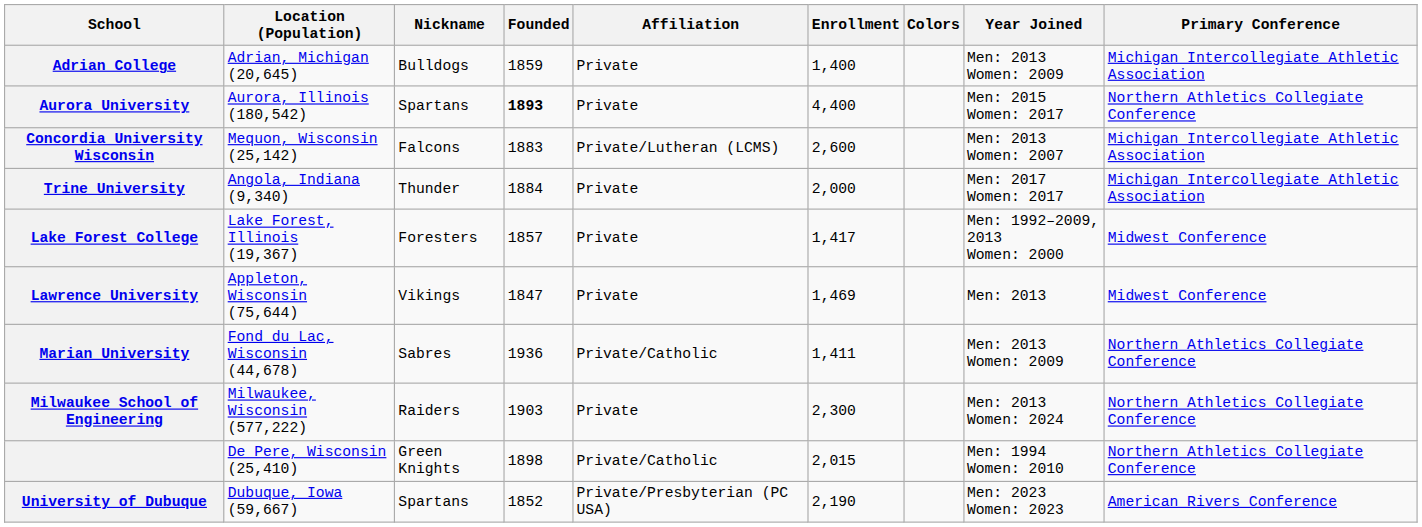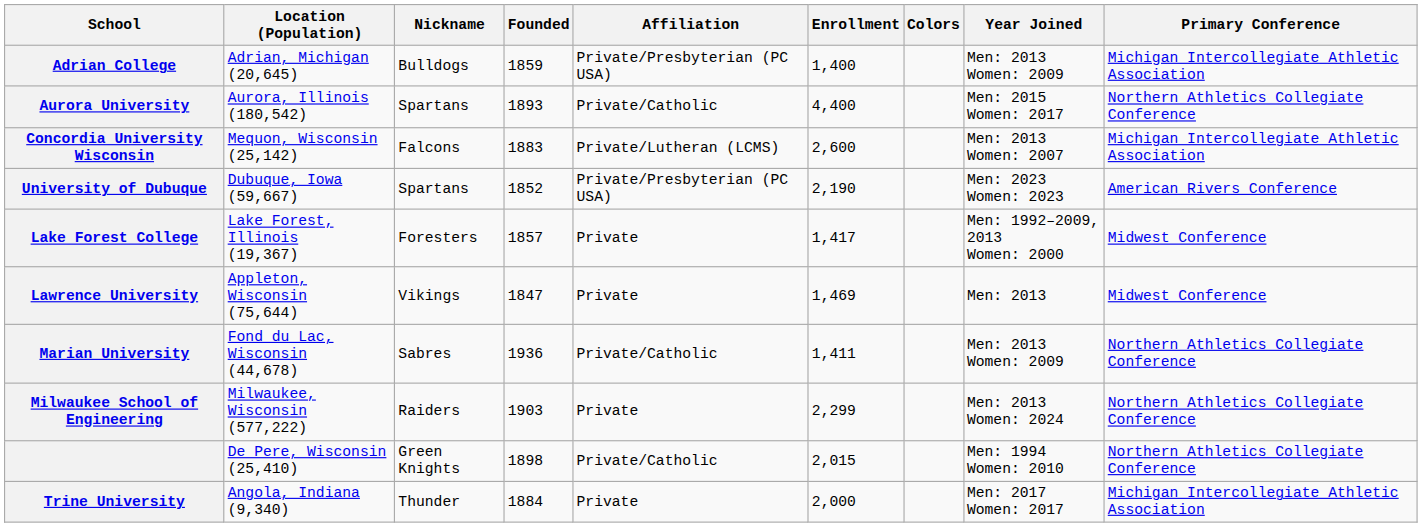(607, 66) Private -> (682, 66) Private/Presbyterian (PC USA)
(525, 107) bold -> (525, 107) normal
(607, 107) Private -> (647, 107) Private/Catholic
rows swapped: (114, 502) <-> (114, 189)
(834, 411) 2,300 -> (834, 411) 2,299
